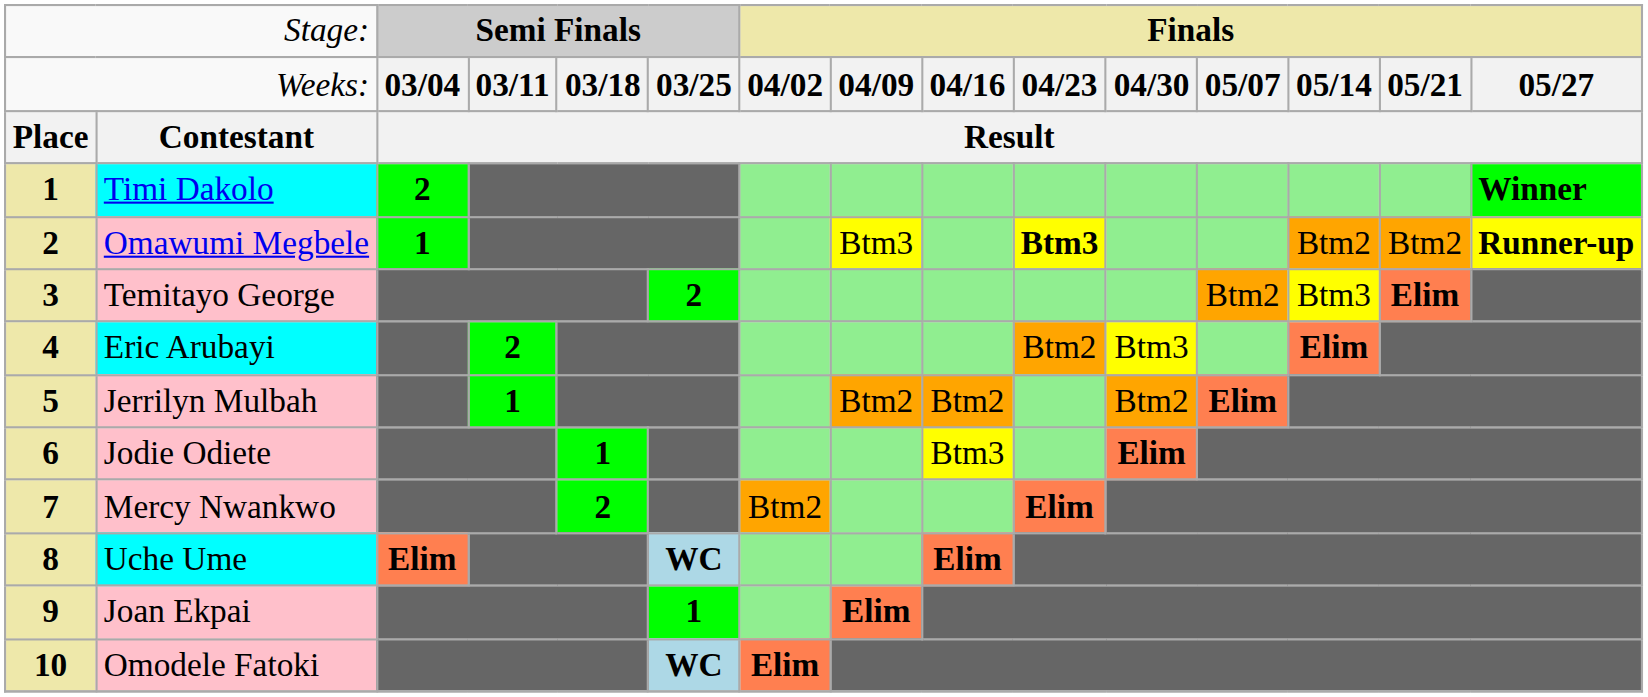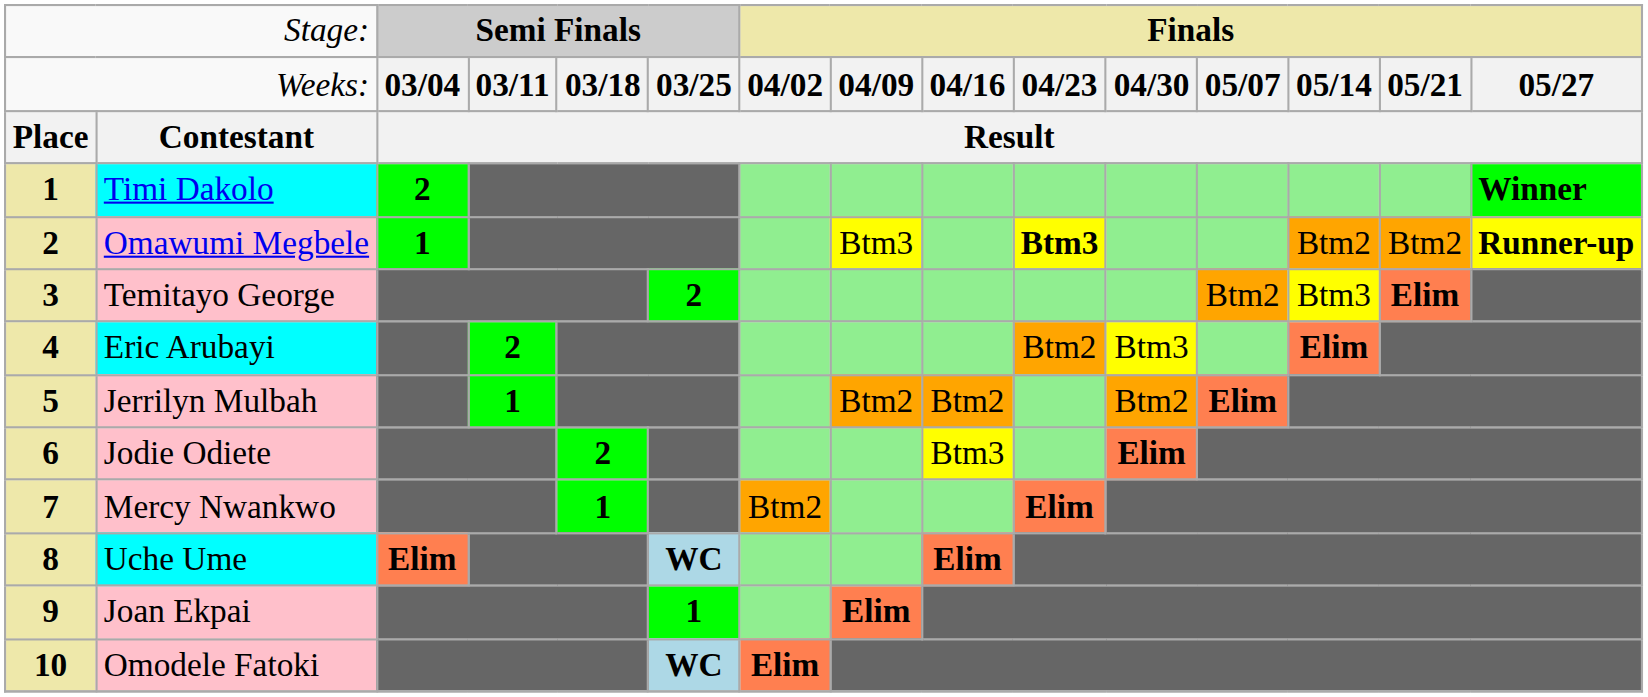(603, 453) 1 -> (603, 453) 2
(603, 505) 2 -> (603, 505) 1
